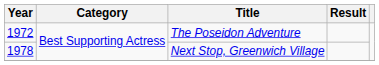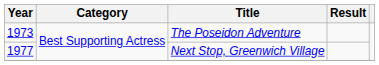(20, 32) 1972 -> (20, 32) 1973
(20, 51) 1978 -> (20, 51) 1977
